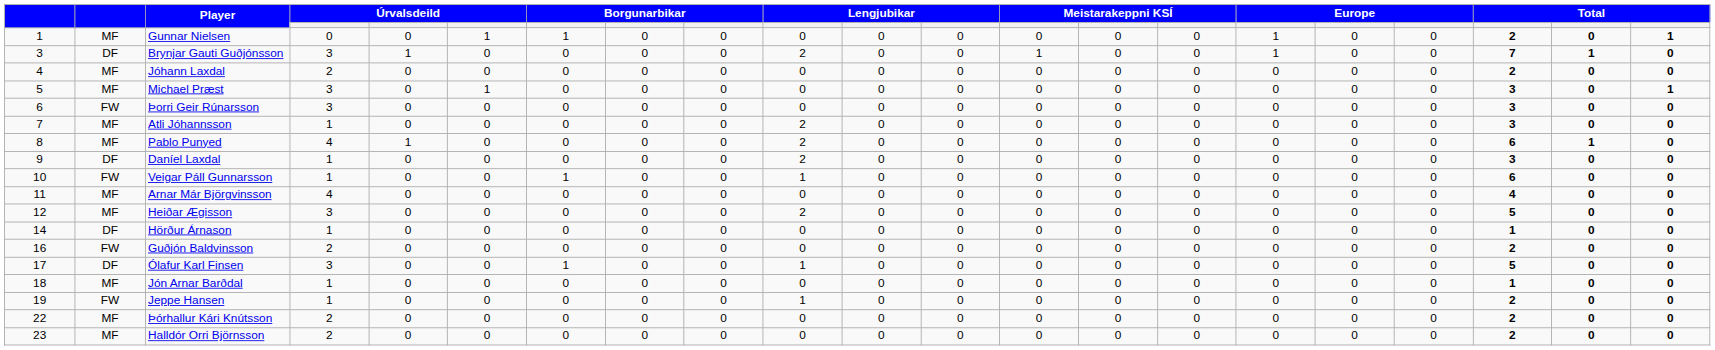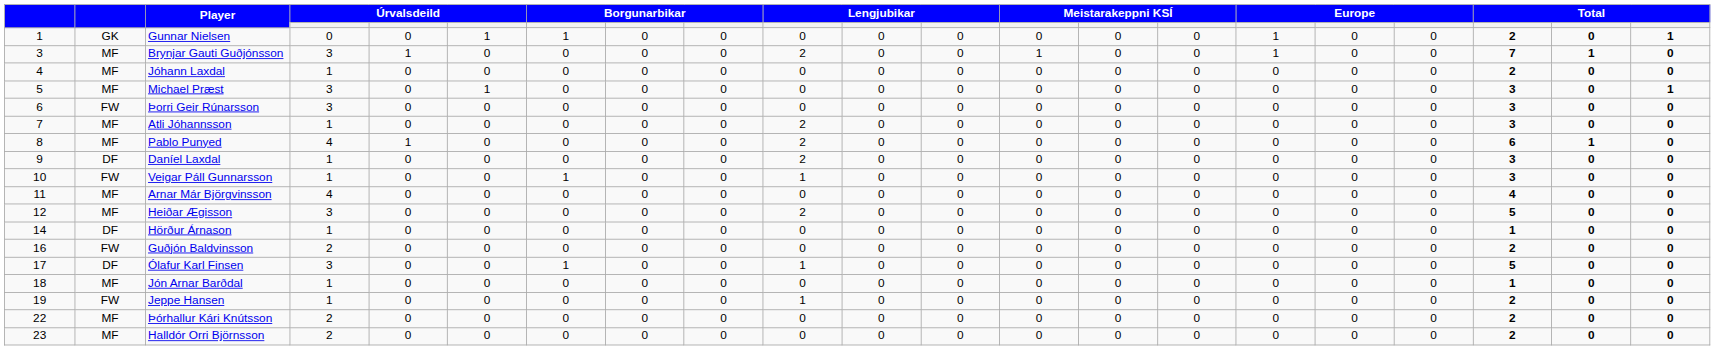(110, 36) MF -> (110, 36) GK
(110, 53) DF -> (110, 53) MF
(329, 71) 2 -> (329, 71) 1
(1512, 177) 6 -> (1512, 177) 3
